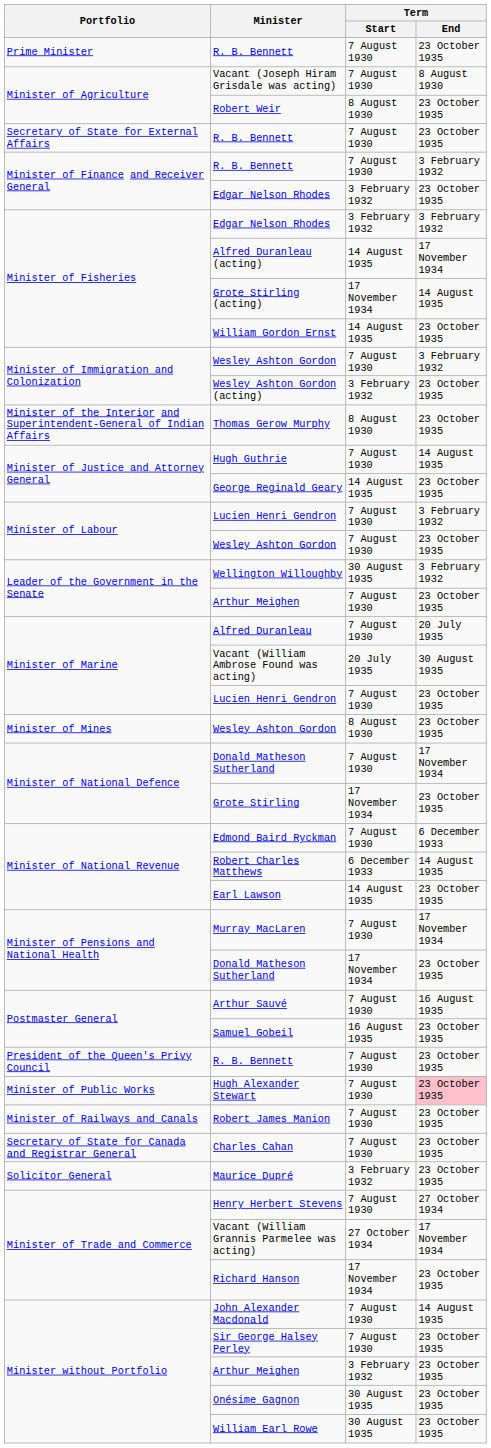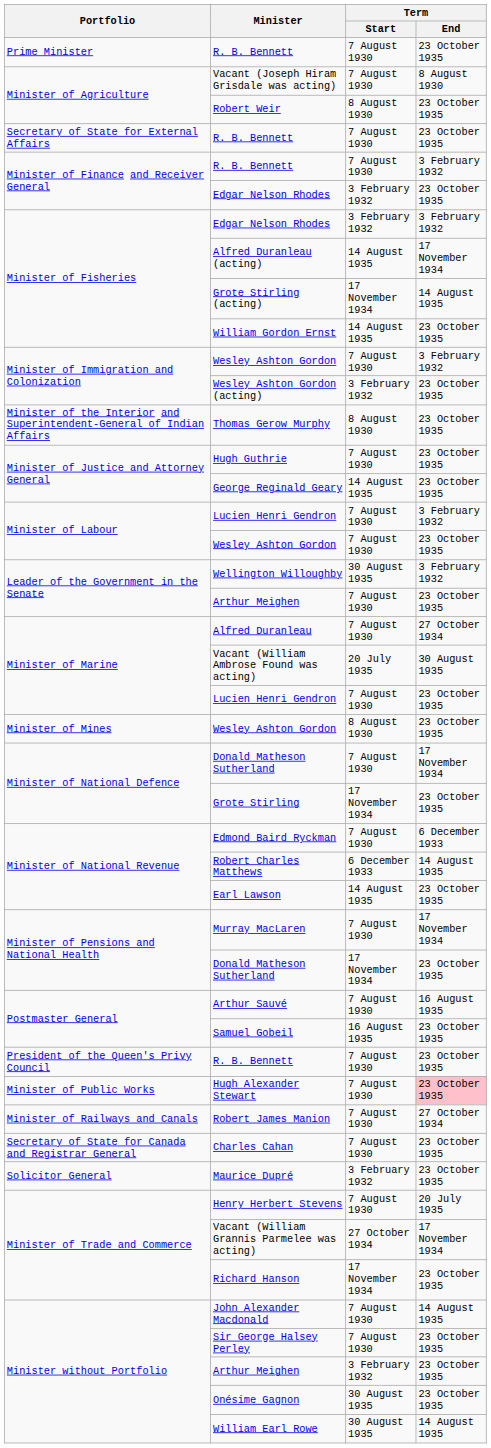(446, 459) 14 August 1935 -> (449, 459) 23 October 1935
(440, 631) 20 July 1935 -> (449, 631) 27 October 1934
(449, 1119) 23 October 1935 -> (449, 1119) 27 October 1934
(449, 1205) 27 October 1934 -> (440, 1205) 20 July 1935
(449, 1429) 23 October 1935 -> (446, 1429) 14 August 1935
